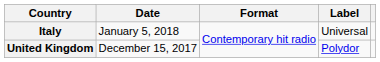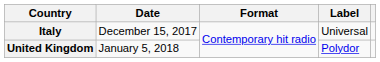(139, 31) January 5, 2018 -> (148, 31) December 15, 2017
(148, 48) December 15, 2017 -> (139, 48) January 5, 2018
